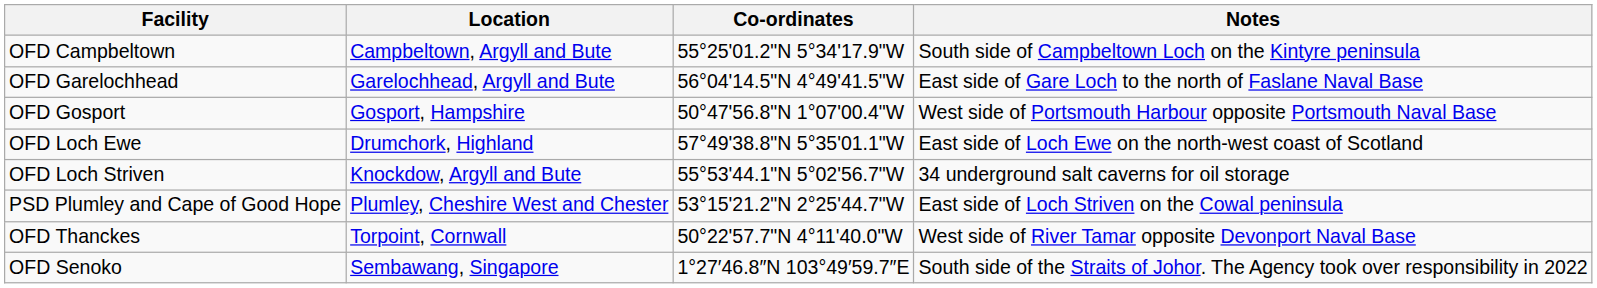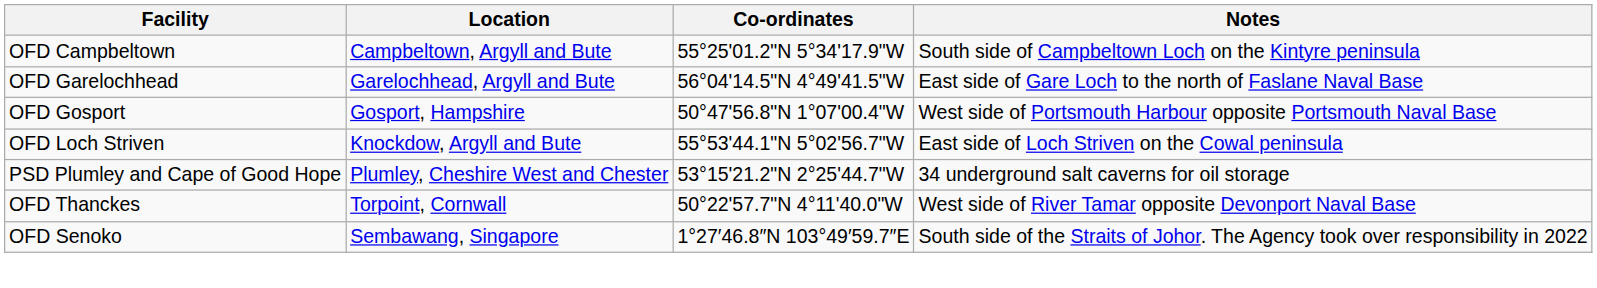- row: (75, 143)
(1104, 174) 34 underground salt caverns for oil storage -> (1131, 143) East side of Loch Striven on the Cowal peninsula
(1131, 205) East side of Loch Striven on the Cowal peninsula -> (1104, 174) 34 underground salt caverns for oil storage
